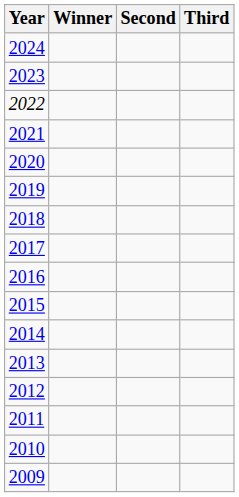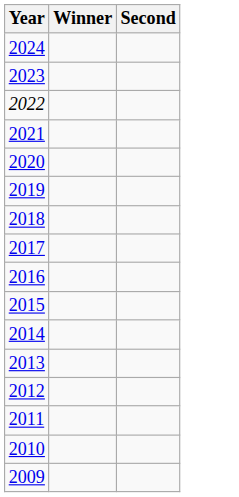- column: (207, 18)
